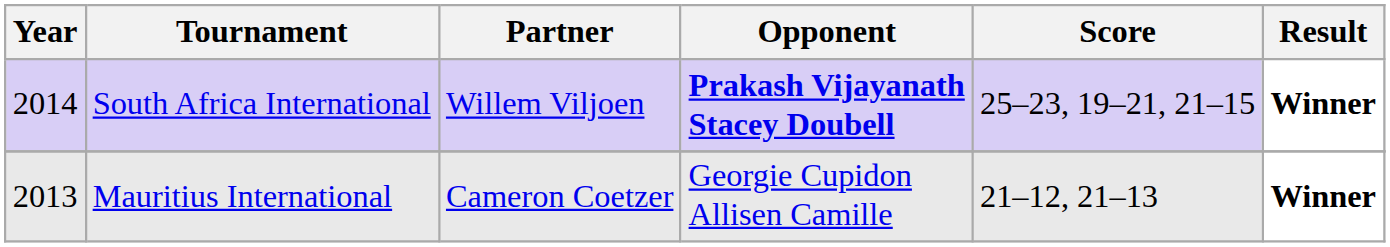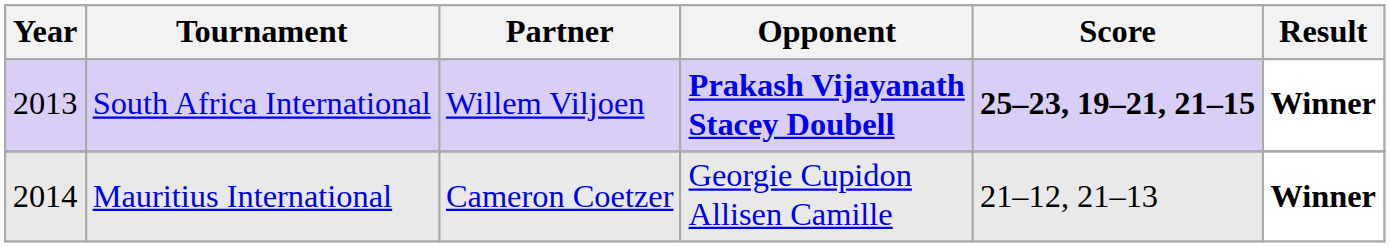(45, 104) 2014 -> (45, 104) 2013
(1118, 104) normal -> (1118, 104) bold
(45, 195) 2013 -> (45, 195) 2014
